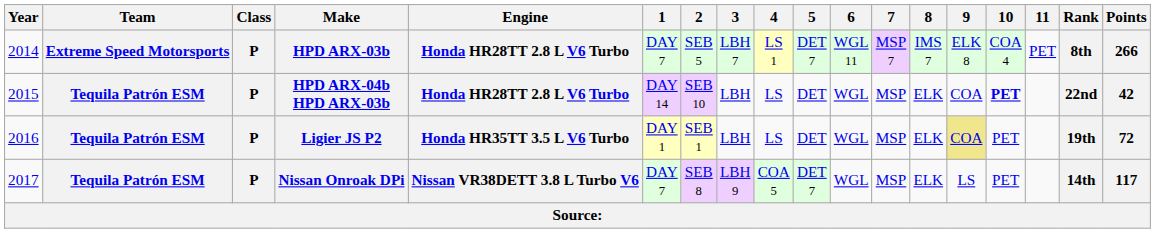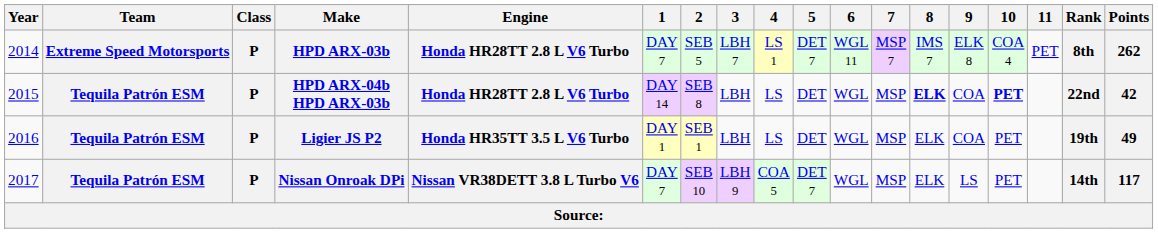(1126, 51) 266 -> (1129, 51) 262
(699, 94) SEB 10 -> (699, 94) SEB 8
(928, 94) normal -> (930, 94) bold
(966, 138) khaki background -> (969, 138) no background
(1126, 138) 72 -> (1129, 138) 49
(699, 181) SEB 8 -> (699, 181) SEB 10
